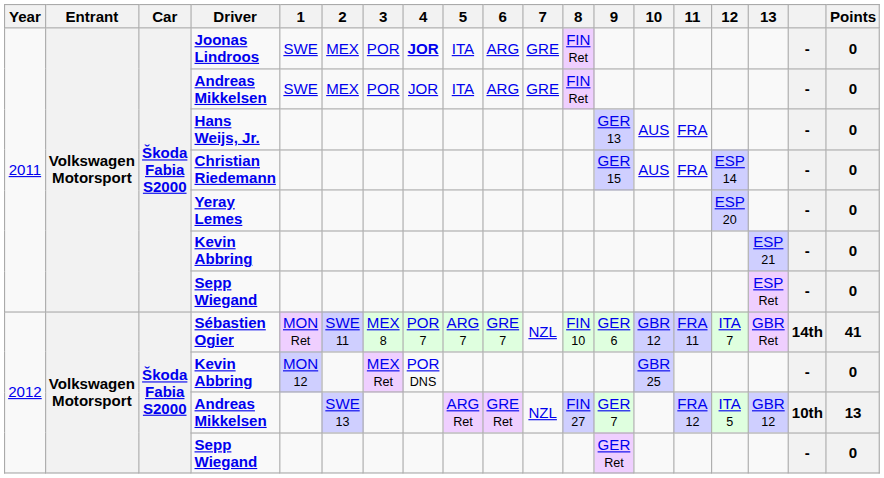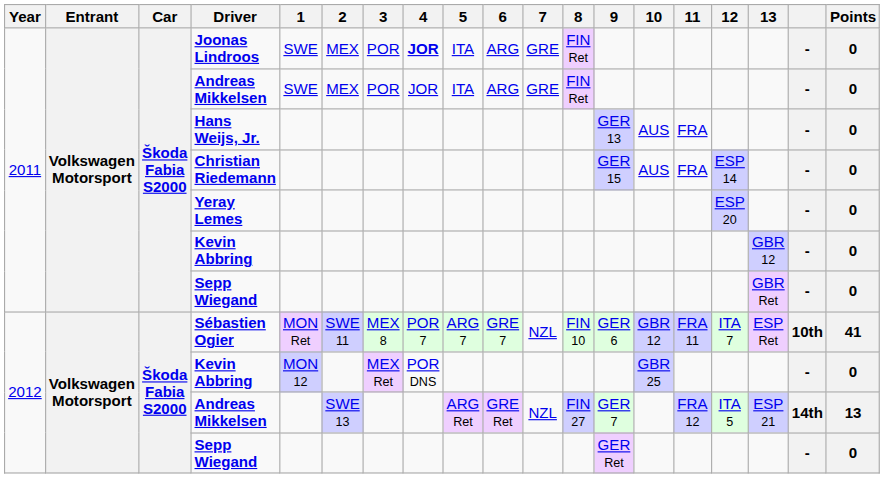(768, 250) ESP 21 -> (768, 250) GBR 12
(768, 290) ESP Ret -> (768, 290) GBR Ret
(768, 331) GBR Ret -> (768, 331) ESP Ret
(807, 331) 14th -> (807, 331) 10th
(768, 412) GBR 12 -> (768, 412) ESP 21
(807, 412) 10th -> (807, 412) 14th
